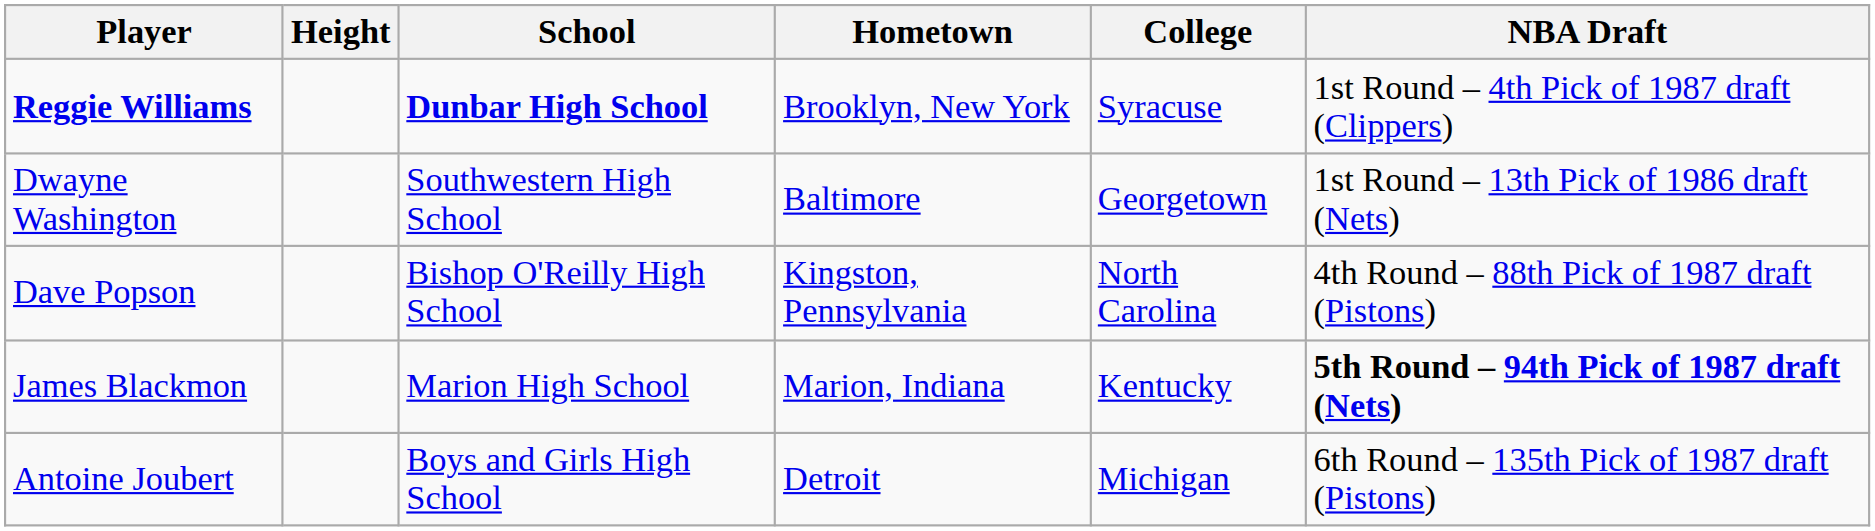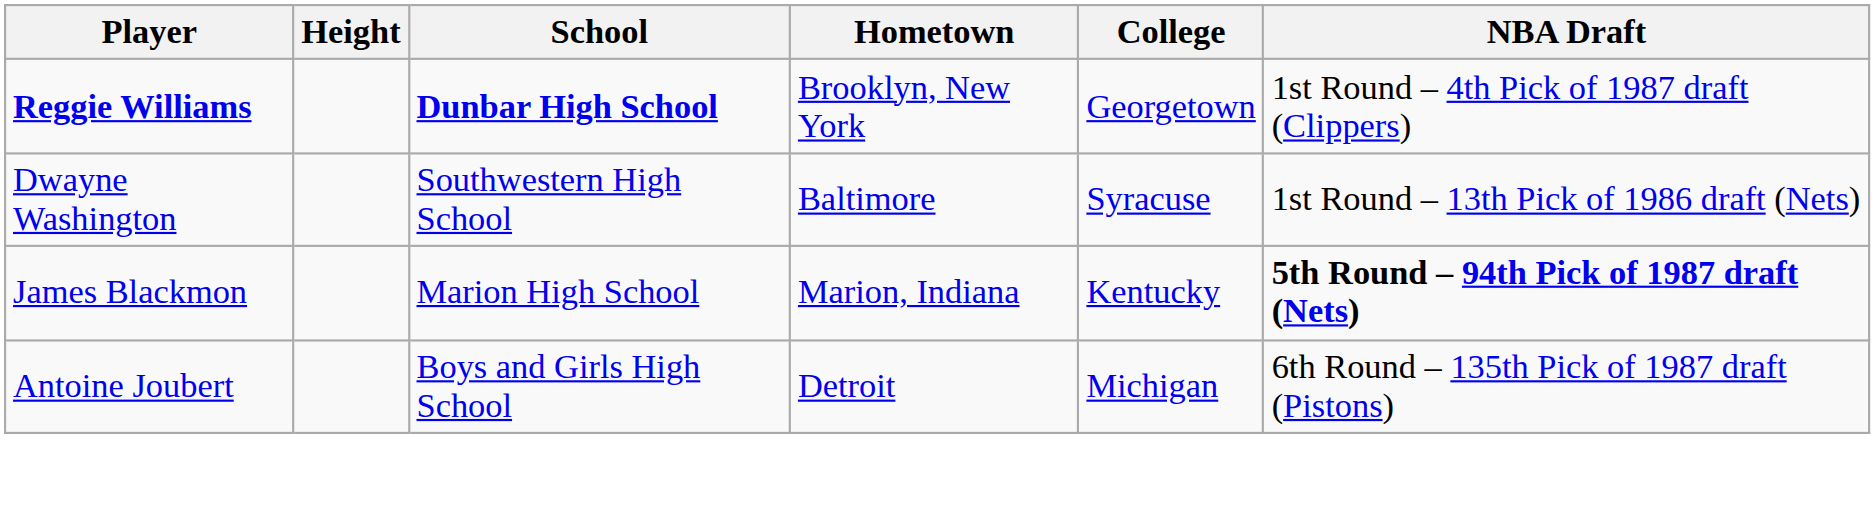(1160, 105) Syracuse -> (1171, 105) Georgetown
(1183, 198) Georgetown -> (1148, 198) Syracuse
- row: (104, 292)
